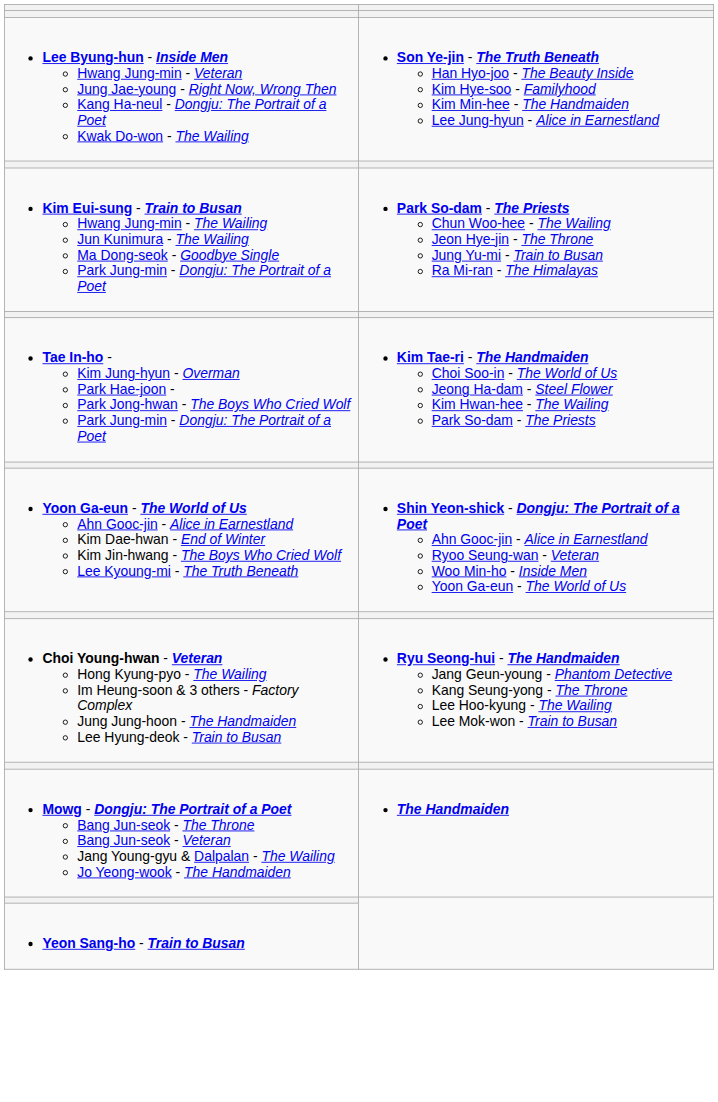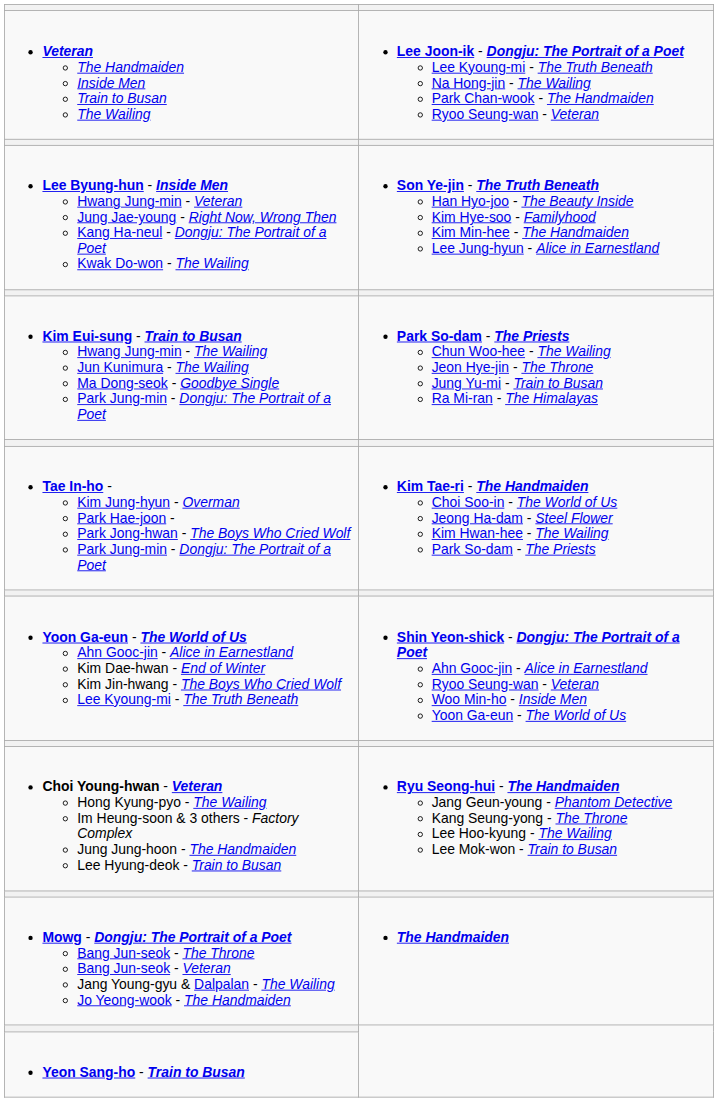+ row: (182, 83)
